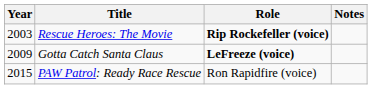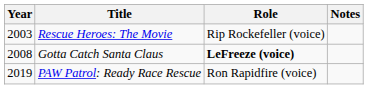(268, 34) bold -> (266, 34) normal
(20, 53) 2009 -> (20, 53) 2008
(20, 73) 2015 -> (20, 73) 2019
